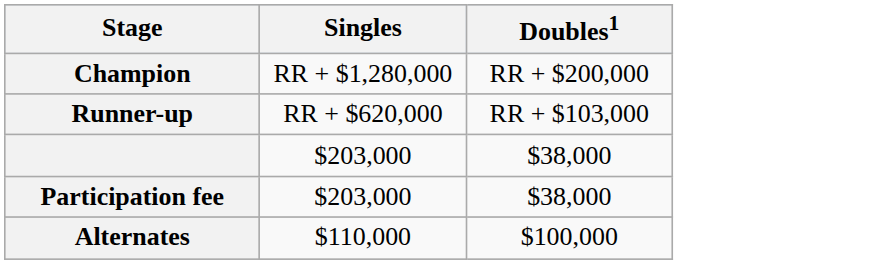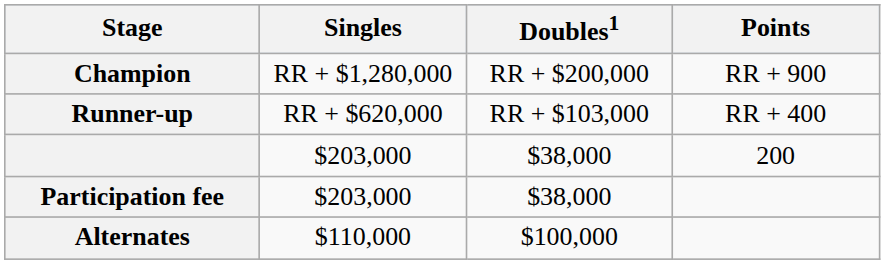+ column: (776, 28)
